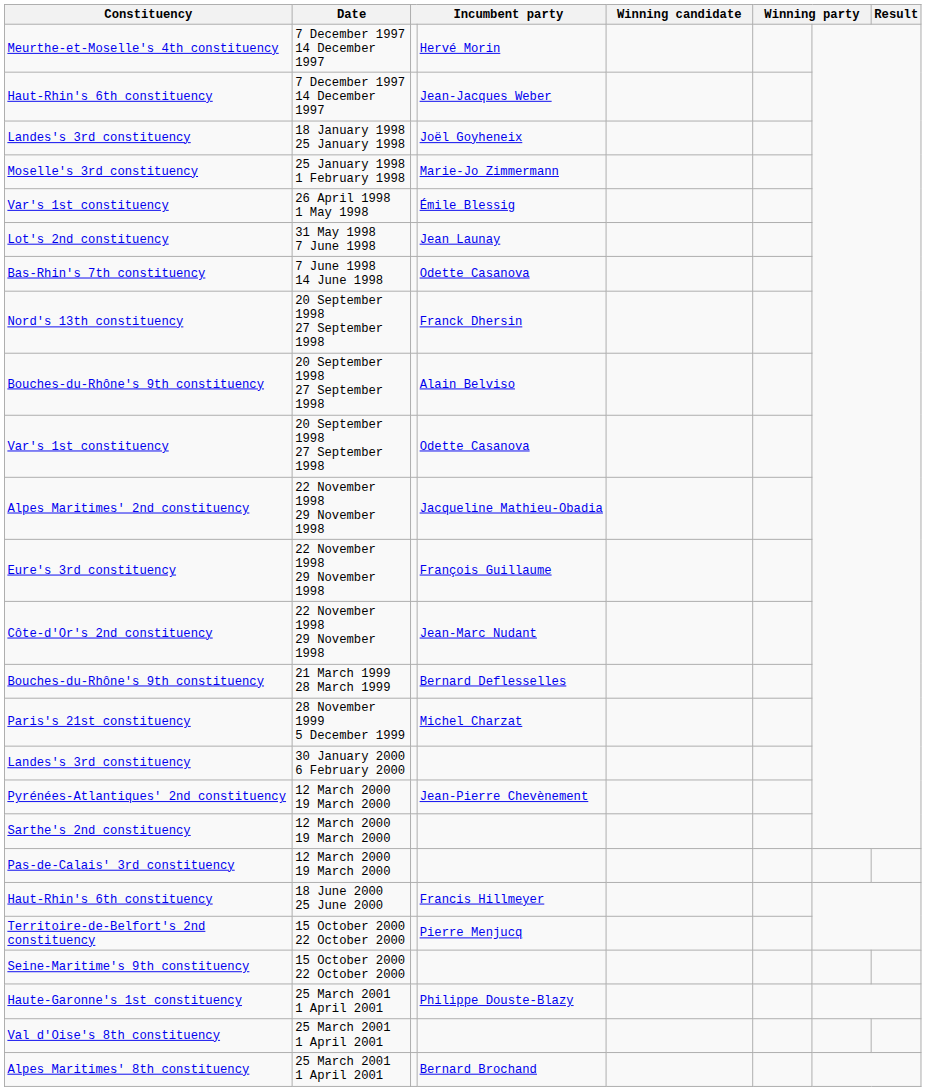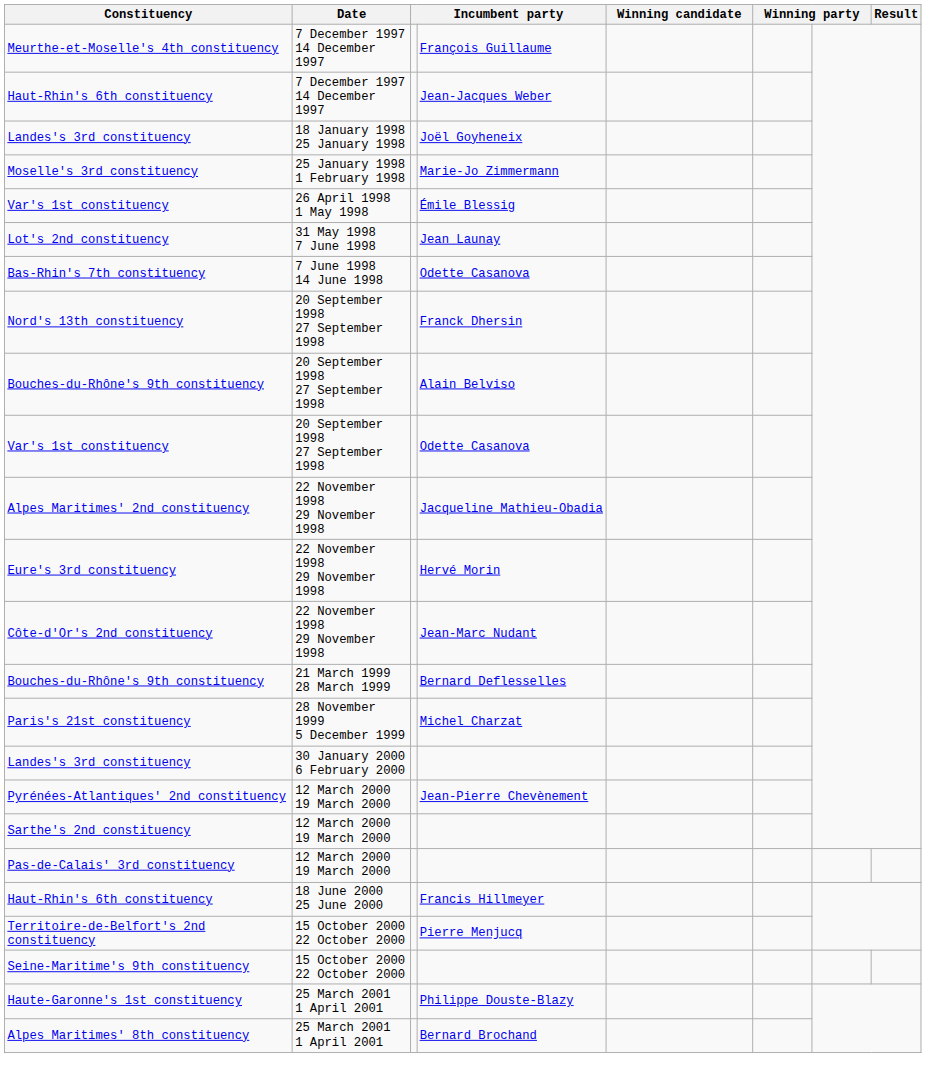(460, 48) Hervé Morin -> (486, 48) François Guillaume
(486, 571) François Guillaume -> (460, 571) Hervé Morin
- row: (114, 1035)
